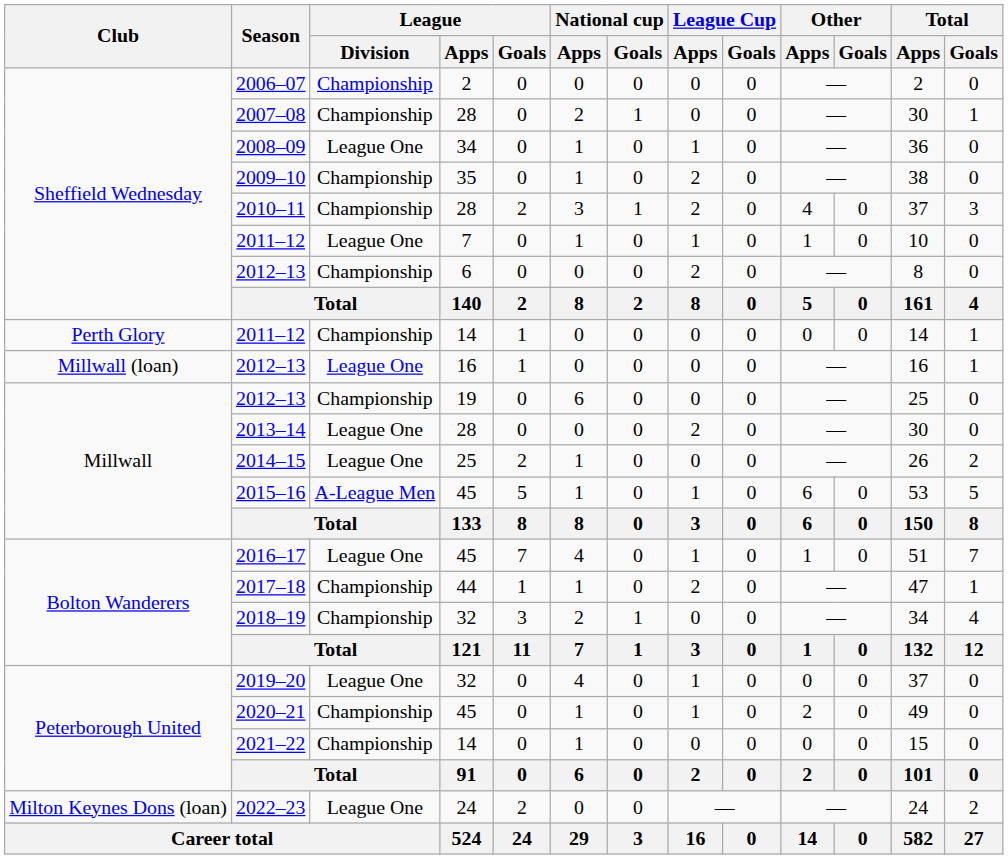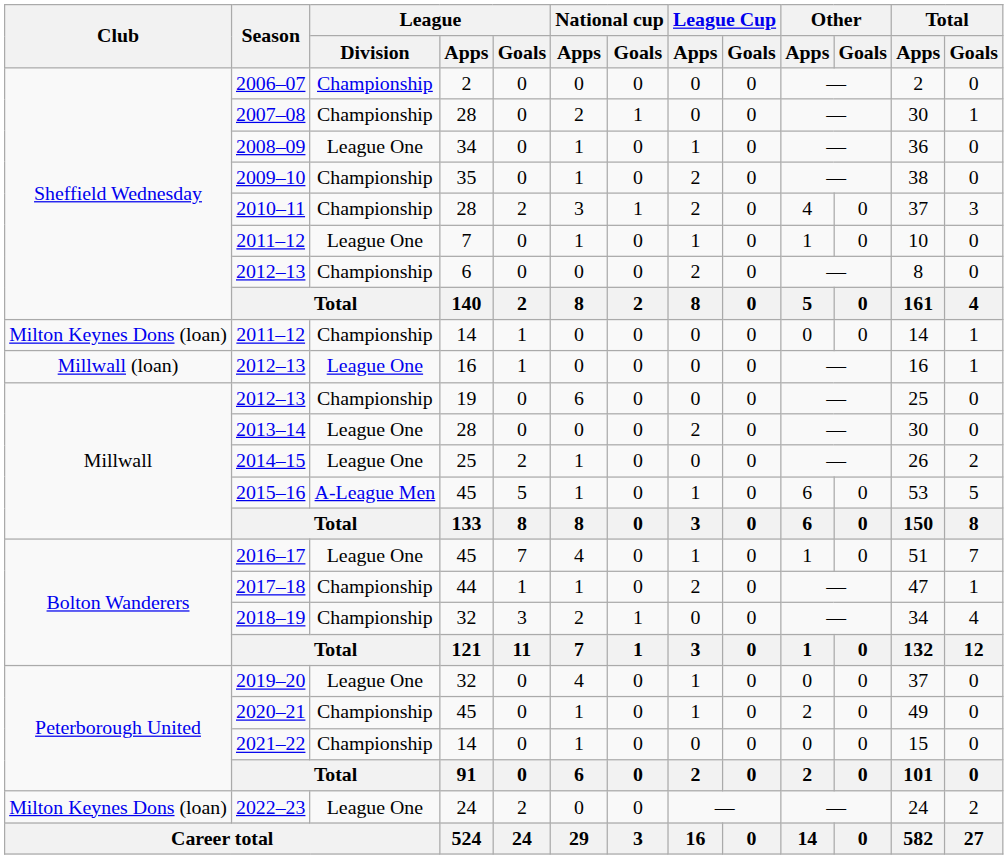(118, 334) Perth Glory -> (118, 334) Milton Keynes Dons (loan)
